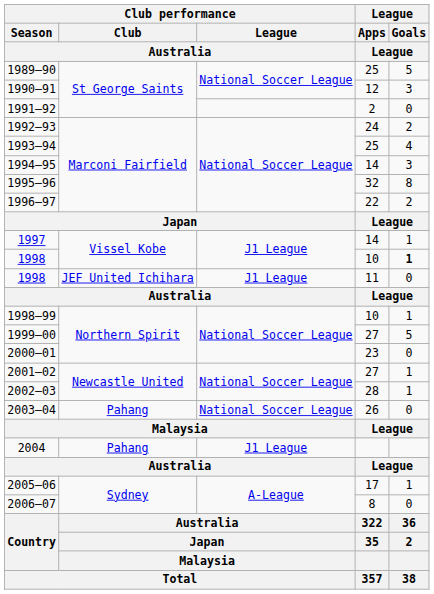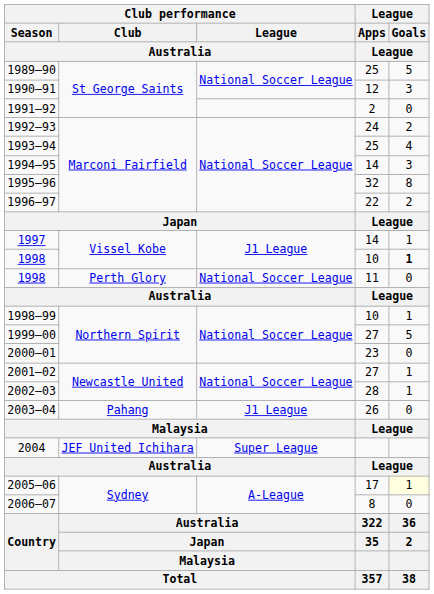(128, 278) JEF United Ichihara -> (128, 278) Perth Glory
(276, 278) J1 League -> (276, 278) National Soccer League
(276, 410) National Soccer League -> (276, 410) J1 League
(128, 448) Pahang -> (128, 448) JEF United Ichihara
(276, 448) J1 League -> (276, 448) Super League
(409, 485) no background -> (409, 485) lightyellow background
